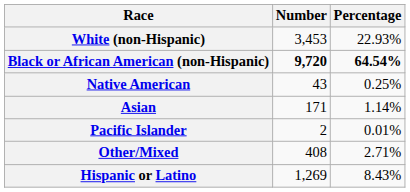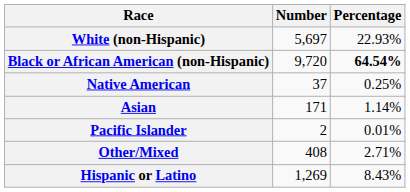(311, 38) 3,453 -> (311, 38) 5,697
(311, 61) bold -> (311, 61) normal
(320, 84) 43 -> (320, 84) 37
